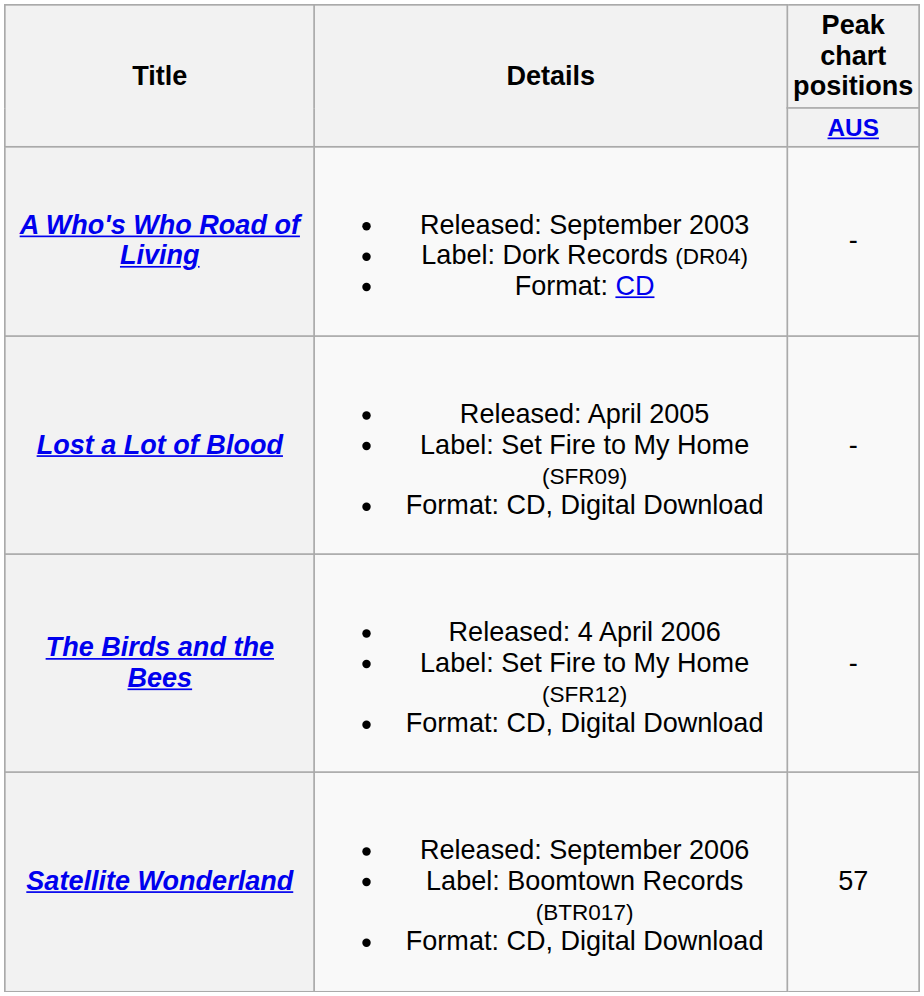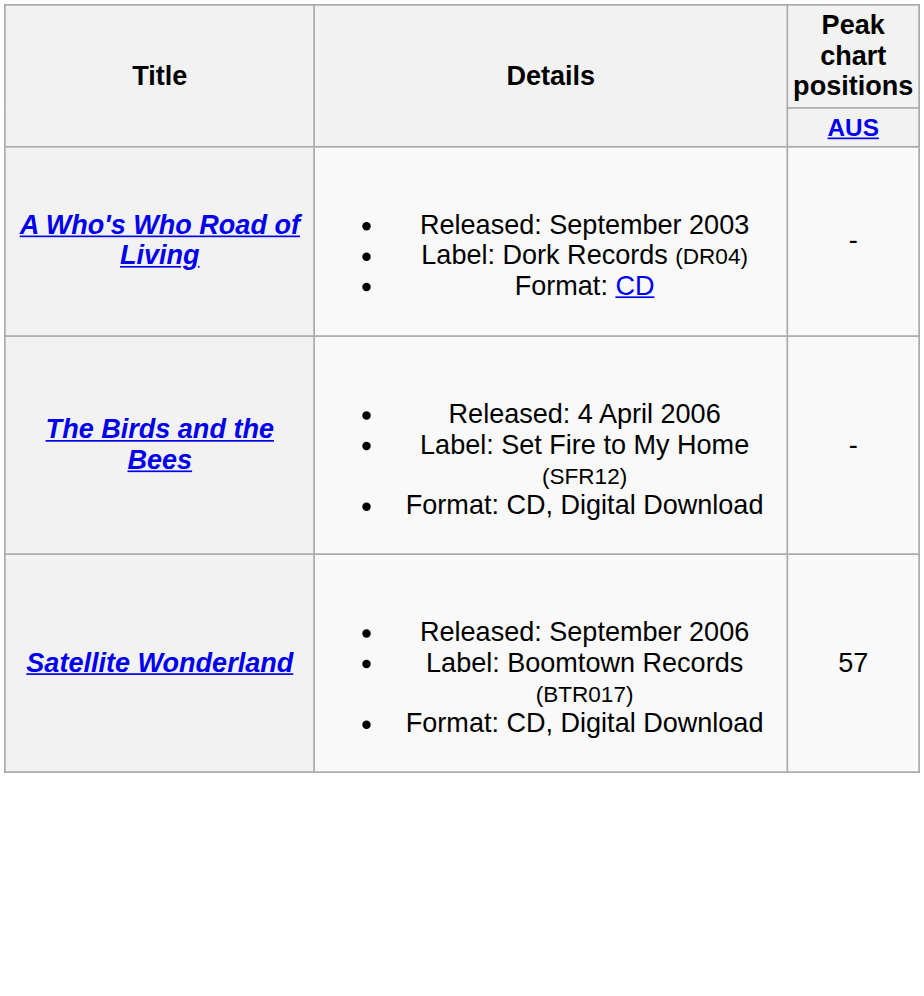- row: (160, 444)
